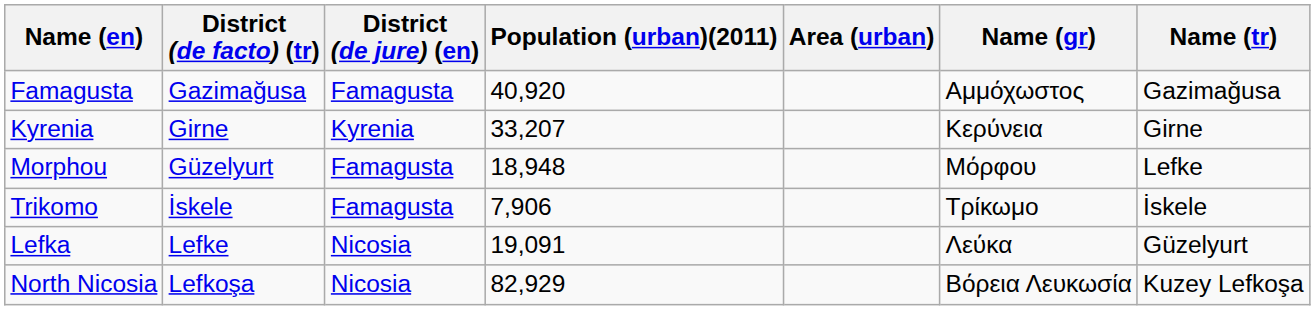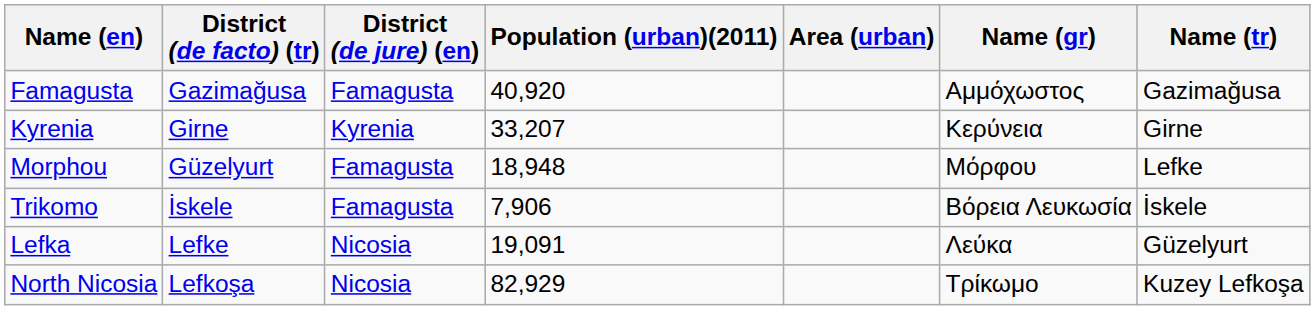(992, 206) Τρίκωμο -> (1039, 206) Βόρεια Λευκωσία
(1039, 284) Βόρεια Λευκωσία -> (992, 284) Τρίκωμο
